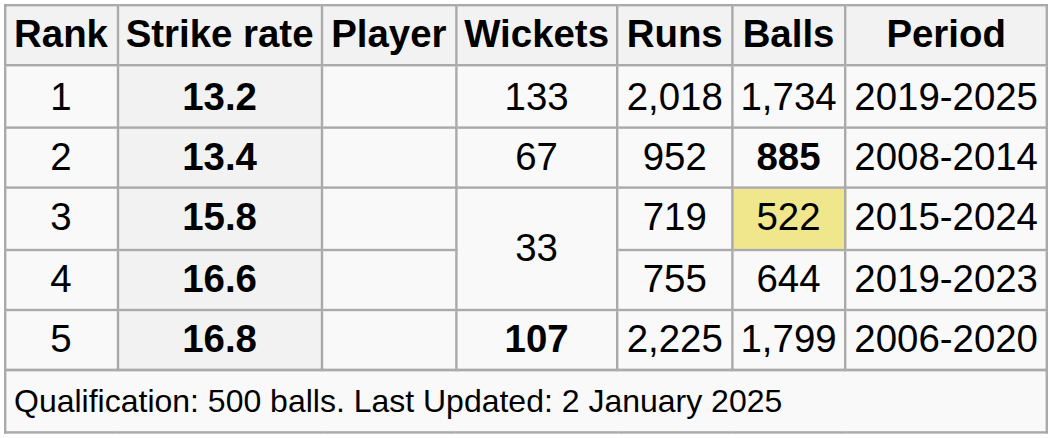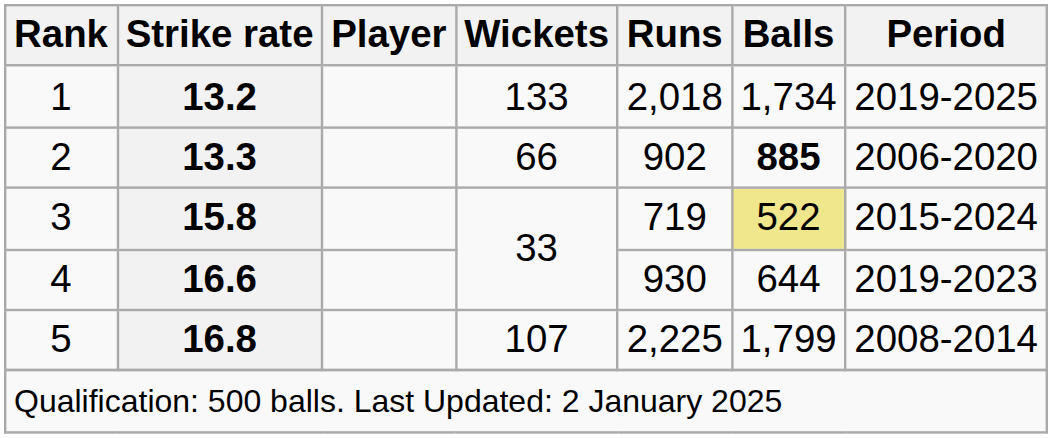(220, 156) 13.4 -> (220, 156) 13.3
(537, 156) 67 -> (537, 156) 66
(675, 156) 952 -> (675, 156) 902
(946, 156) 2008-2014 -> (946, 156) 2006-2020
(675, 278) 755 -> (675, 278) 930
(537, 339) bold -> (537, 339) normal
(946, 339) 2006-2020 -> (946, 339) 2008-2014
